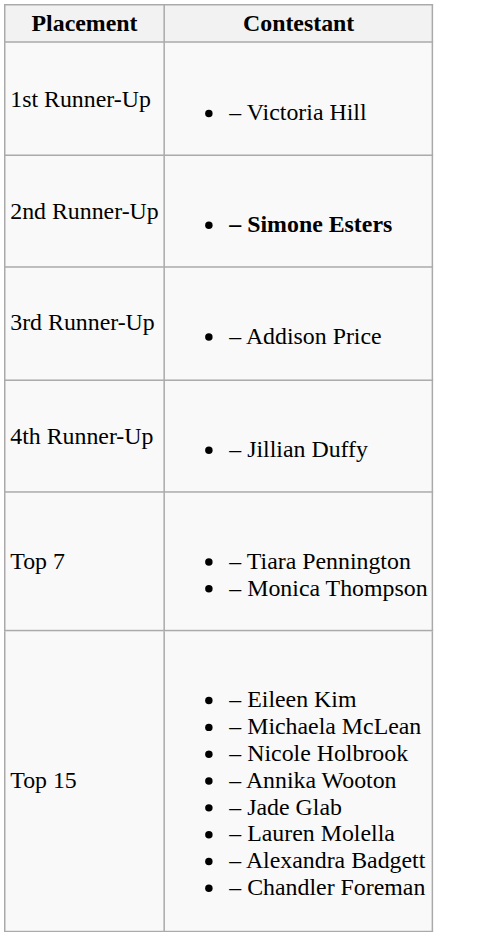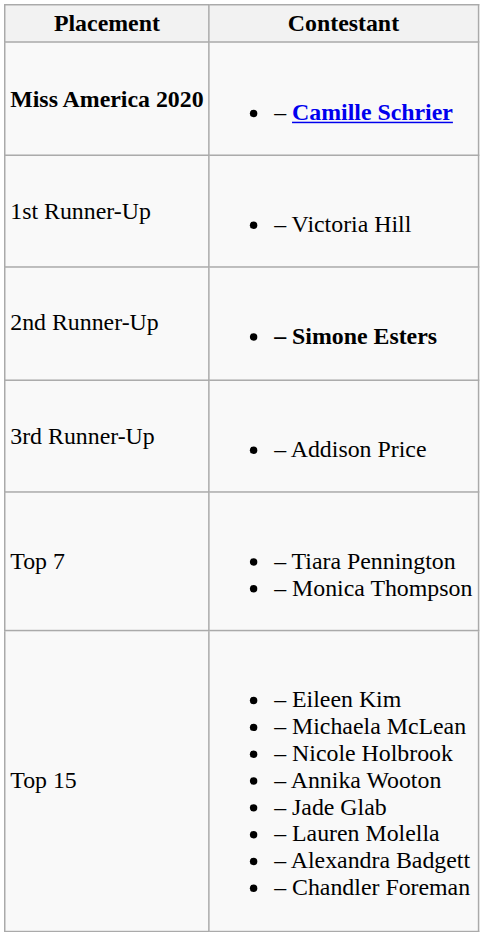+ row: (107, 98)
- row: (82, 435)
